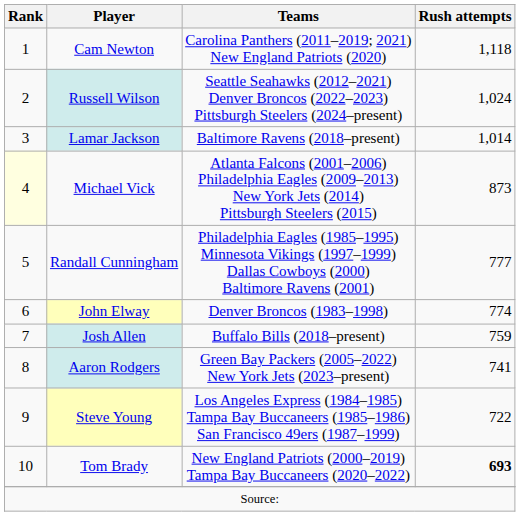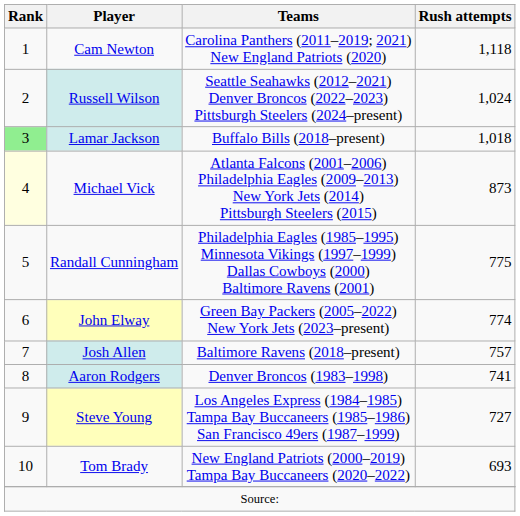(25, 138) no background -> (25, 138) lightgreen background
(298, 138) Baltimore Ravens (2018–present) -> (298, 138) Buffalo Bills (2018–present)
(495, 138) 1,014 -> (495, 138) 1,018
(500, 262) 777 -> (500, 262) 775
(298, 311) Denver Broncos (1983–1998) -> (298, 320) Green Bay Packers (2005–2022) New York Jets (2023–present)
(298, 335) Buffalo Bills (2018–present) -> (298, 352) Baltimore Ravens (2018–present)
(500, 335) 759 -> (500, 352) 757
(298, 367) Green Bay Packers (2005–2022) New York Jets (2023–present) -> (298, 376) Denver Broncos (1983–1998)
(500, 417) 722 -> (500, 417) 727
(500, 466) bold -> (500, 466) normal
